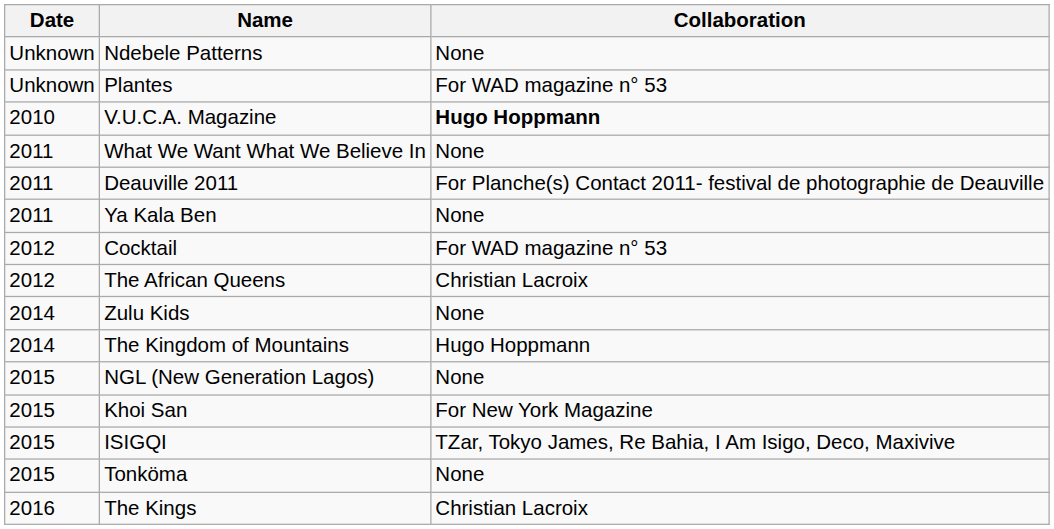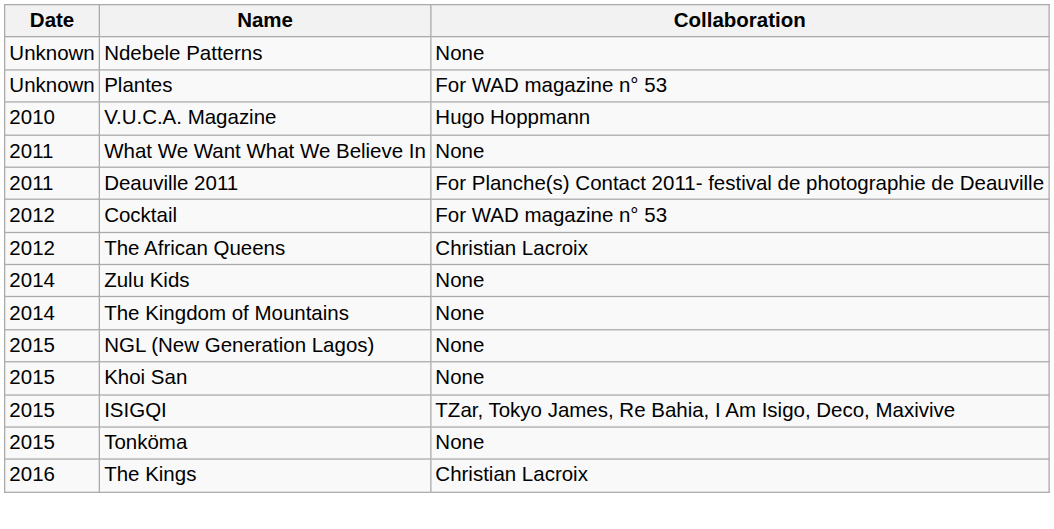(518, 118) bold -> (513, 118) normal
- row: (160, 215)
(513, 345) Hugo Hoppmann -> (460, 313) None
(544, 410) For New York Magazine -> (460, 378) None
